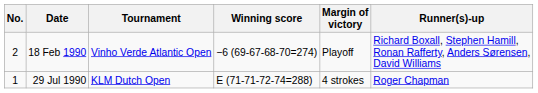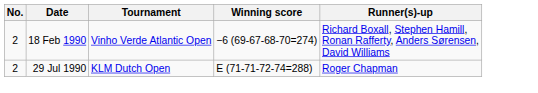- column: (345, 18)
(15, 80) 1 -> (15, 69) 2
